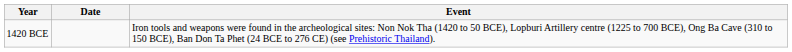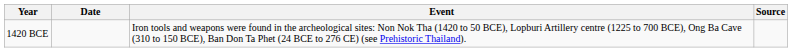+ column: (771, 12)
